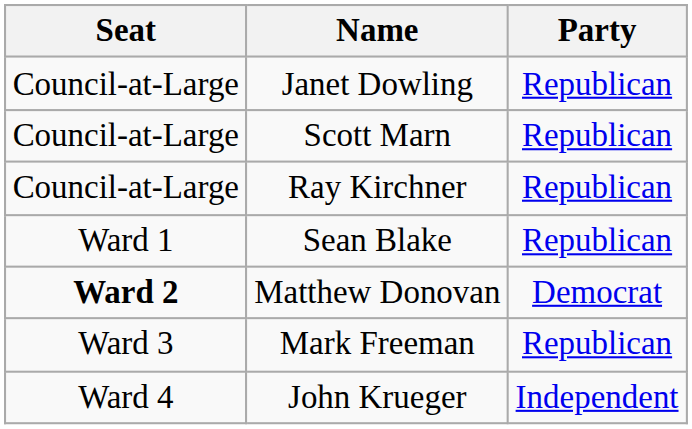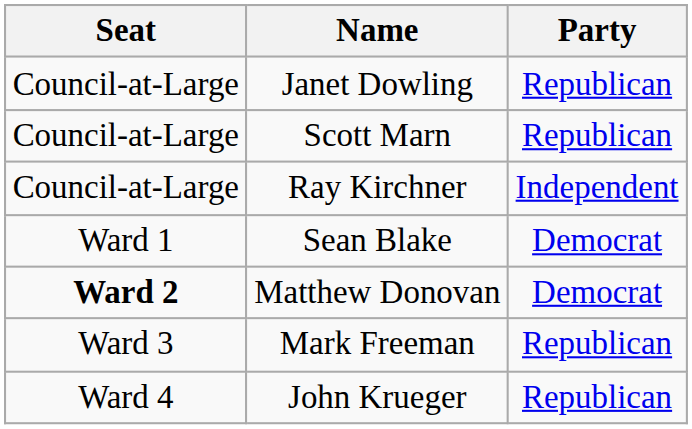(597, 187) Republican -> (597, 187) Independent
(597, 239) Republican -> (597, 239) Democrat
(597, 396) Independent -> (597, 396) Republican
